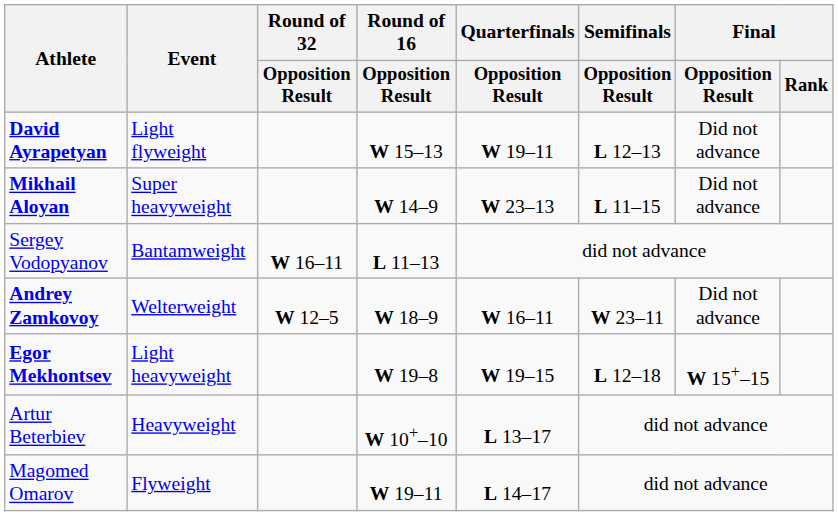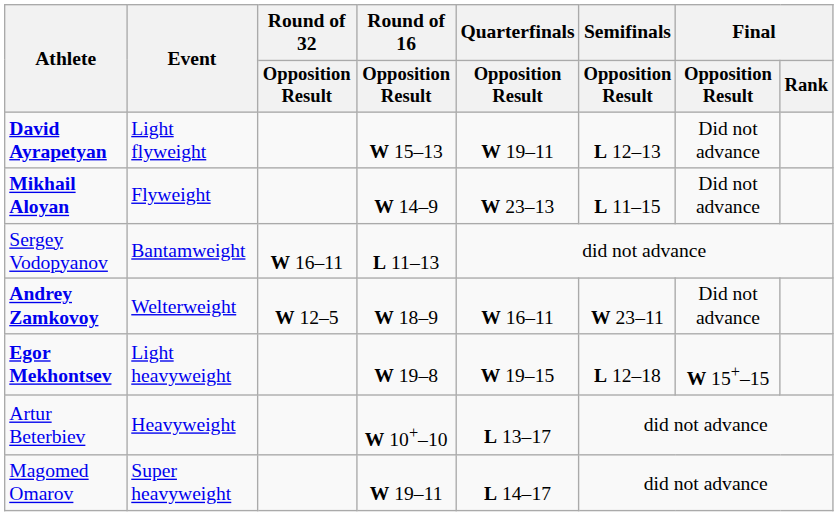(181, 195) Super heavyweight -> (171, 195) Flyweight
(171, 483) Flyweight -> (181, 483) Super heavyweight
